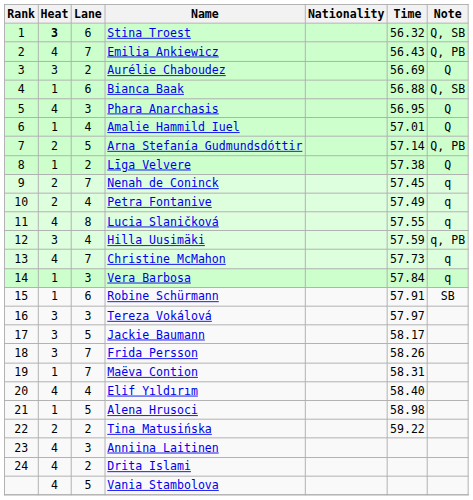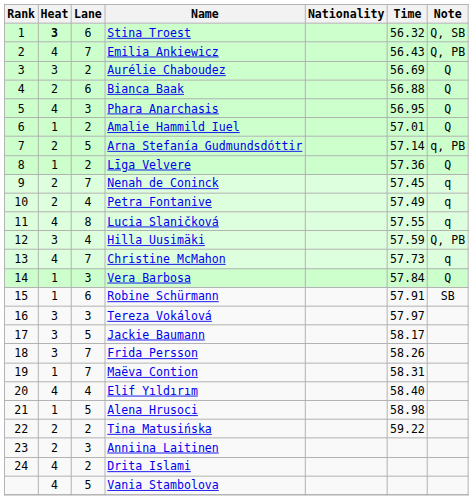(55, 89) 1 -> (55, 89) 2
(448, 89) Q, SB -> (448, 89) Q
(88, 127) 4 -> (88, 127) 2
(448, 146) Q, PB -> (448, 146) q, PB
(407, 165) 57.38 -> (407, 165) 57.36
(448, 240) q, PB -> (448, 240) Q, PB
(448, 278) q -> (448, 278) Q
(55, 448) 4 -> (55, 448) 2
